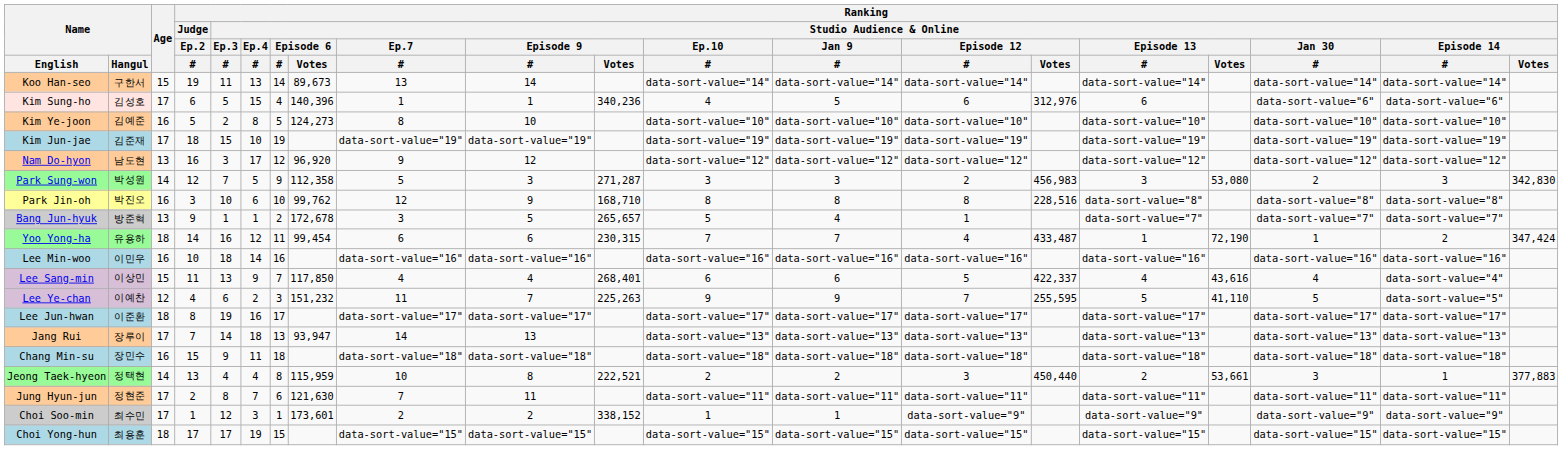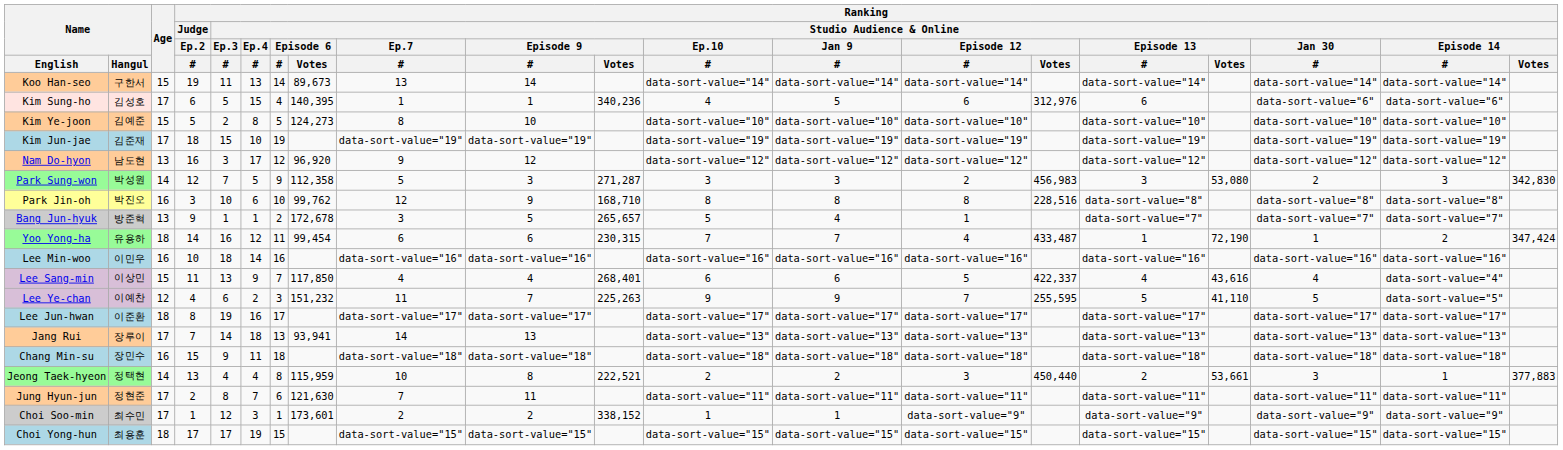(312, 102) 140,396 -> (312, 102) 140,395
(163, 121) 16 -> (163, 121) 15
(312, 337) 93,947 -> (312, 337) 93,941
